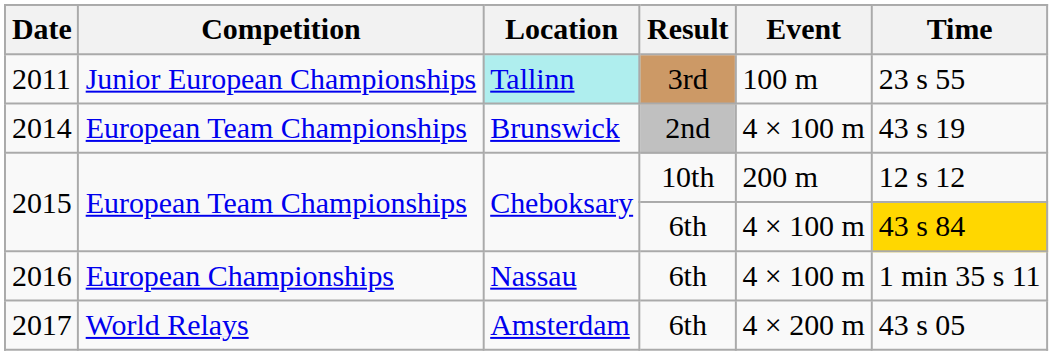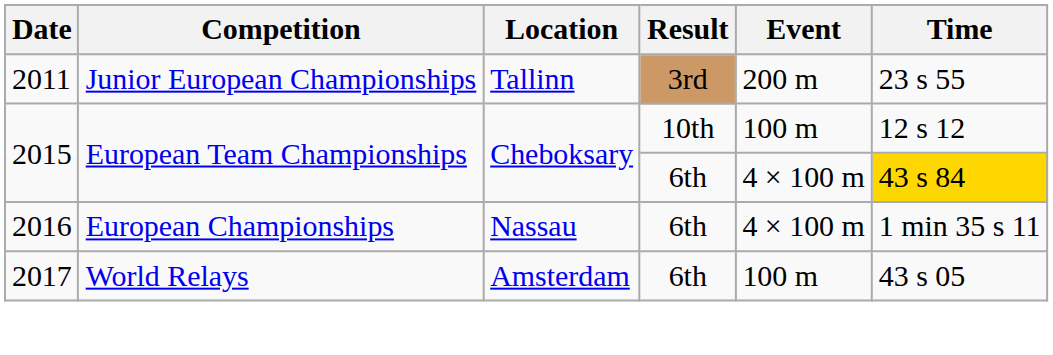(532, 78) paleturquoise background -> (532, 78) no background
(780, 78) 100 m -> (780, 78) 200 m
- row: (42, 128)
(780, 177) 200 m -> (780, 128) 100 m
(804, 325) 4 × 200 m -> (780, 276) 100 m
